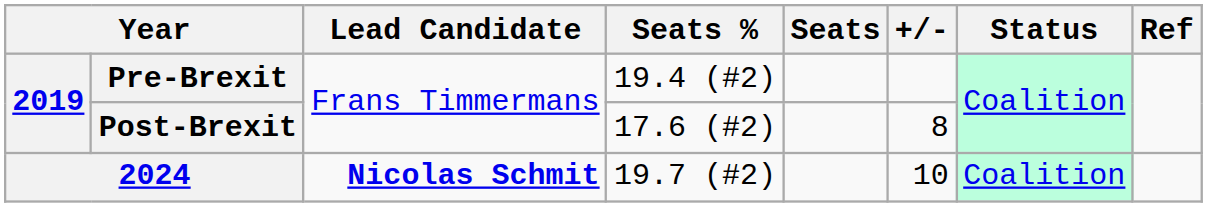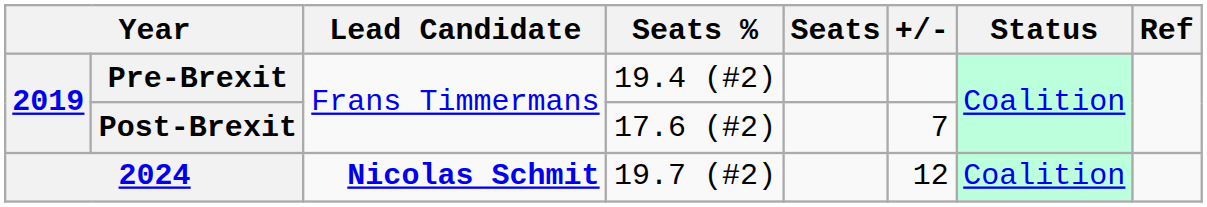(940, 128) 8 -> (940, 128) 7
(931, 176) 10 -> (931, 176) 12
